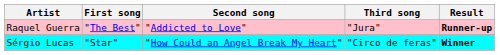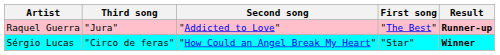columns swapped: (112, 12) <-> (392, 12)
